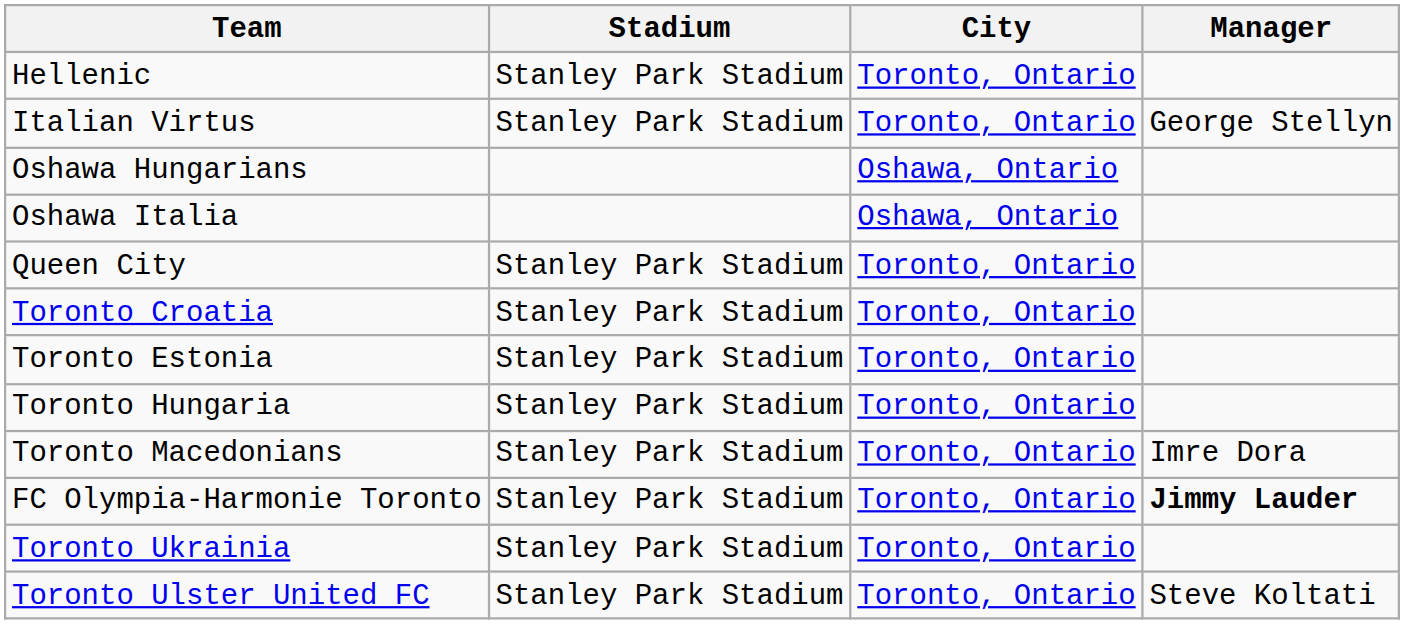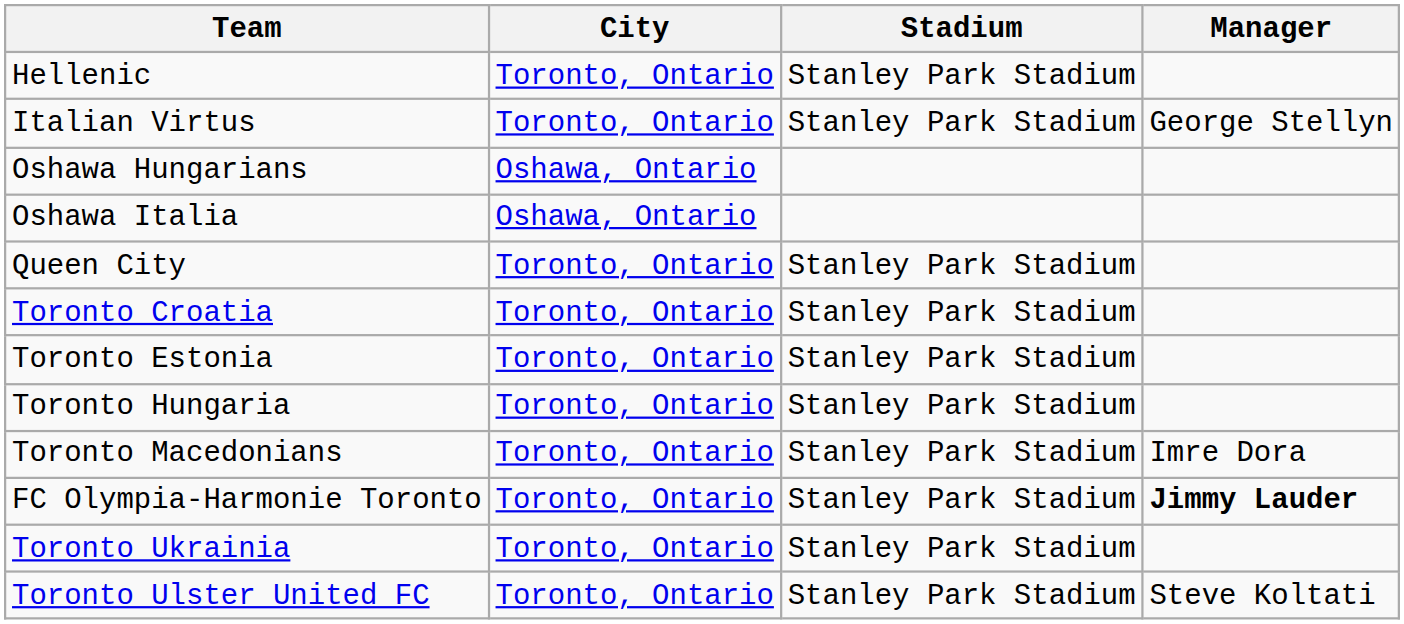columns swapped: (996, 29) <-> (669, 29)
